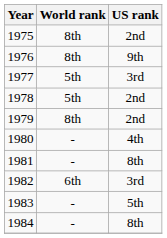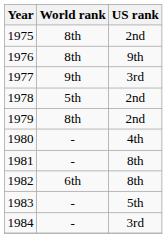(73, 77) 5th -> (73, 77) 9th
(135, 181) 3rd -> (135, 181) 8th
(135, 222) 8th -> (135, 222) 3rd
